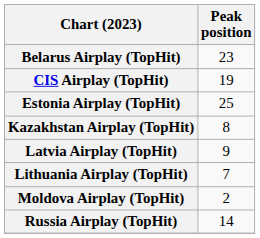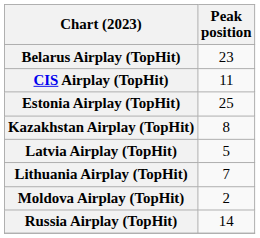(226, 80) 19 -> (226, 80) 11
(226, 151) 9 -> (226, 151) 5
